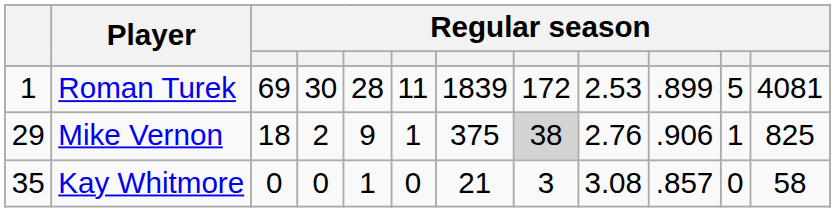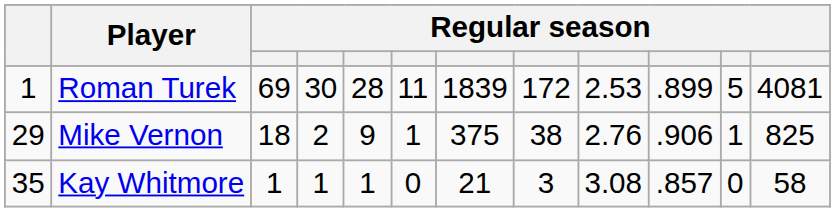(546, 135) lightgrey background -> (546, 135) no background
(274, 182) 0 -> (274, 182) 1
(321, 182) 0 -> (321, 182) 1
